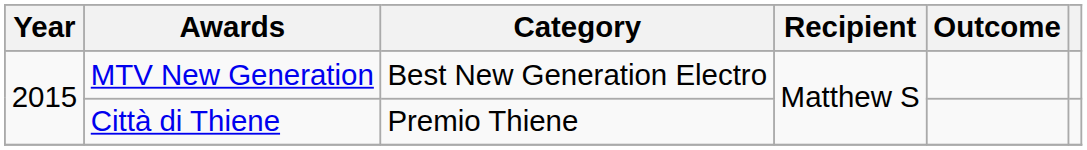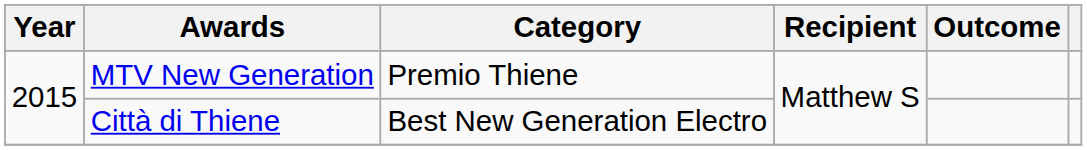(577, 74) Best New Generation Electro -> (483, 74) Premio Thiene
(483, 121) Premio Thiene -> (577, 121) Best New Generation Electro
